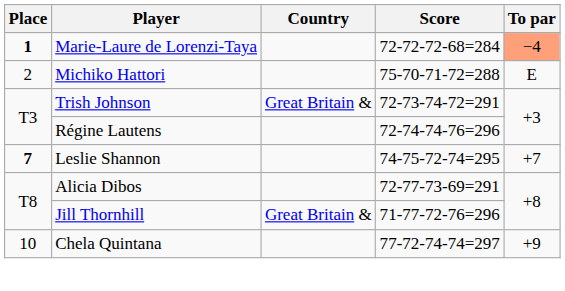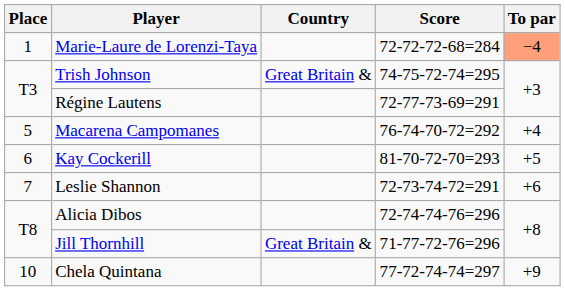(28, 46) bold -> (28, 46) normal
- row: (110, 74)
(440, 102) 72-73-74-72=291 -> (440, 74) 74-75-72-74=295
(440, 131) 72-74-74-76=296 -> (440, 102) 72-77-73-69=291
+ row: (137, 131)
+ row: (103, 159)
(28, 159) bold -> (28, 187) normal
(440, 159) 74-75-72-74=295 -> (440, 187) 72-73-74-72=291
(532, 159) +7 -> (532, 187) +6
(440, 187) 72-77-73-69=291 -> (440, 215) 72-74-74-76=296
